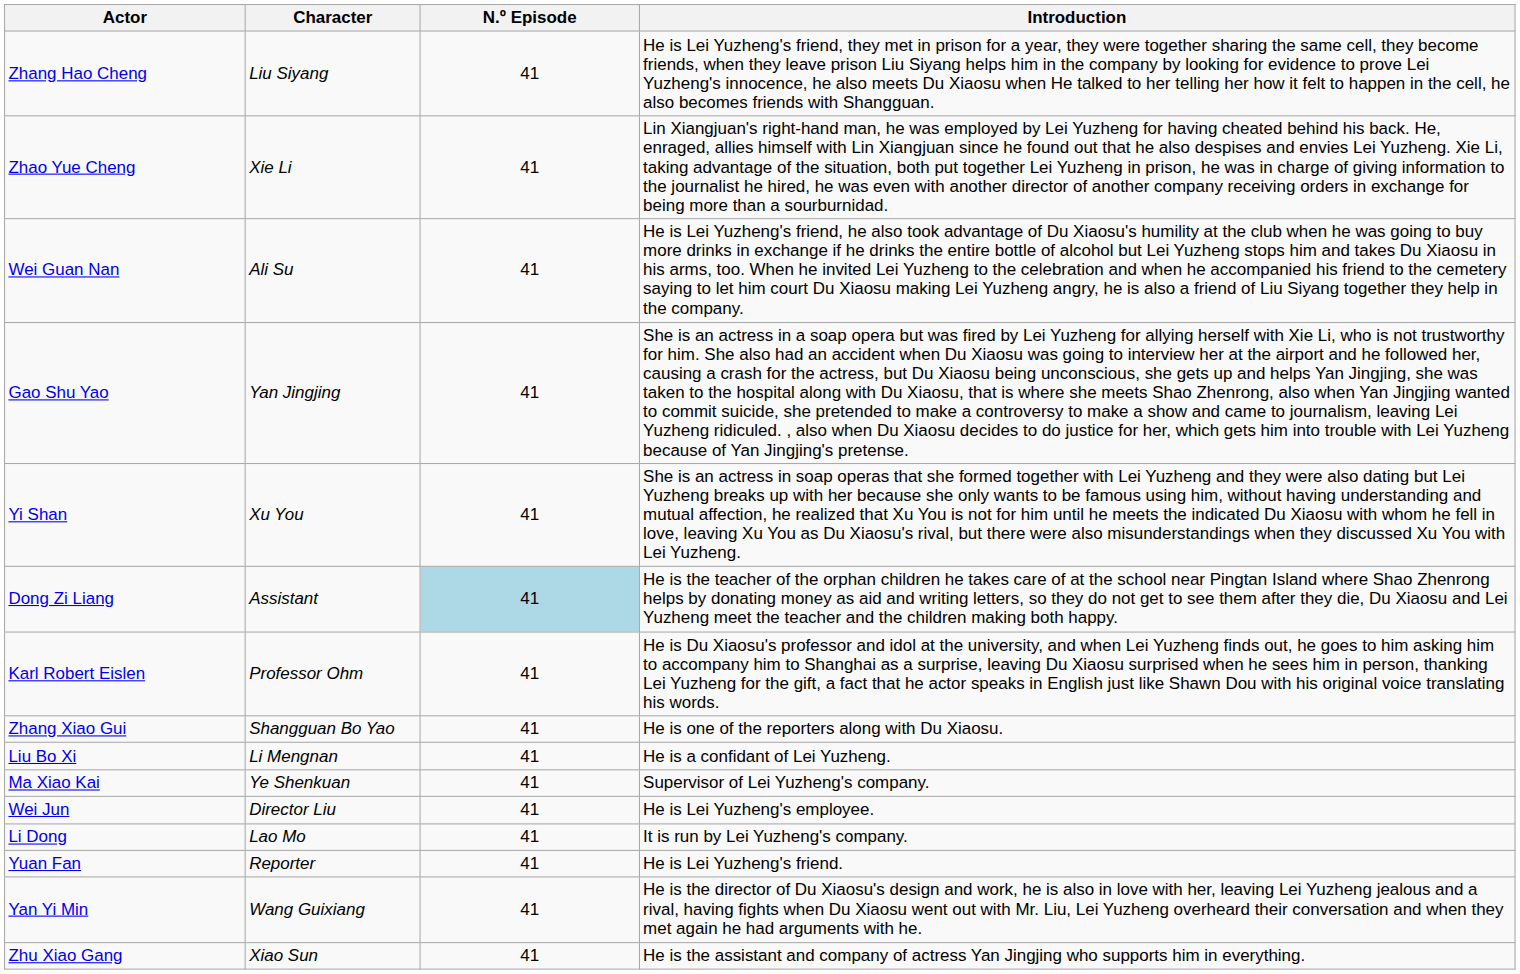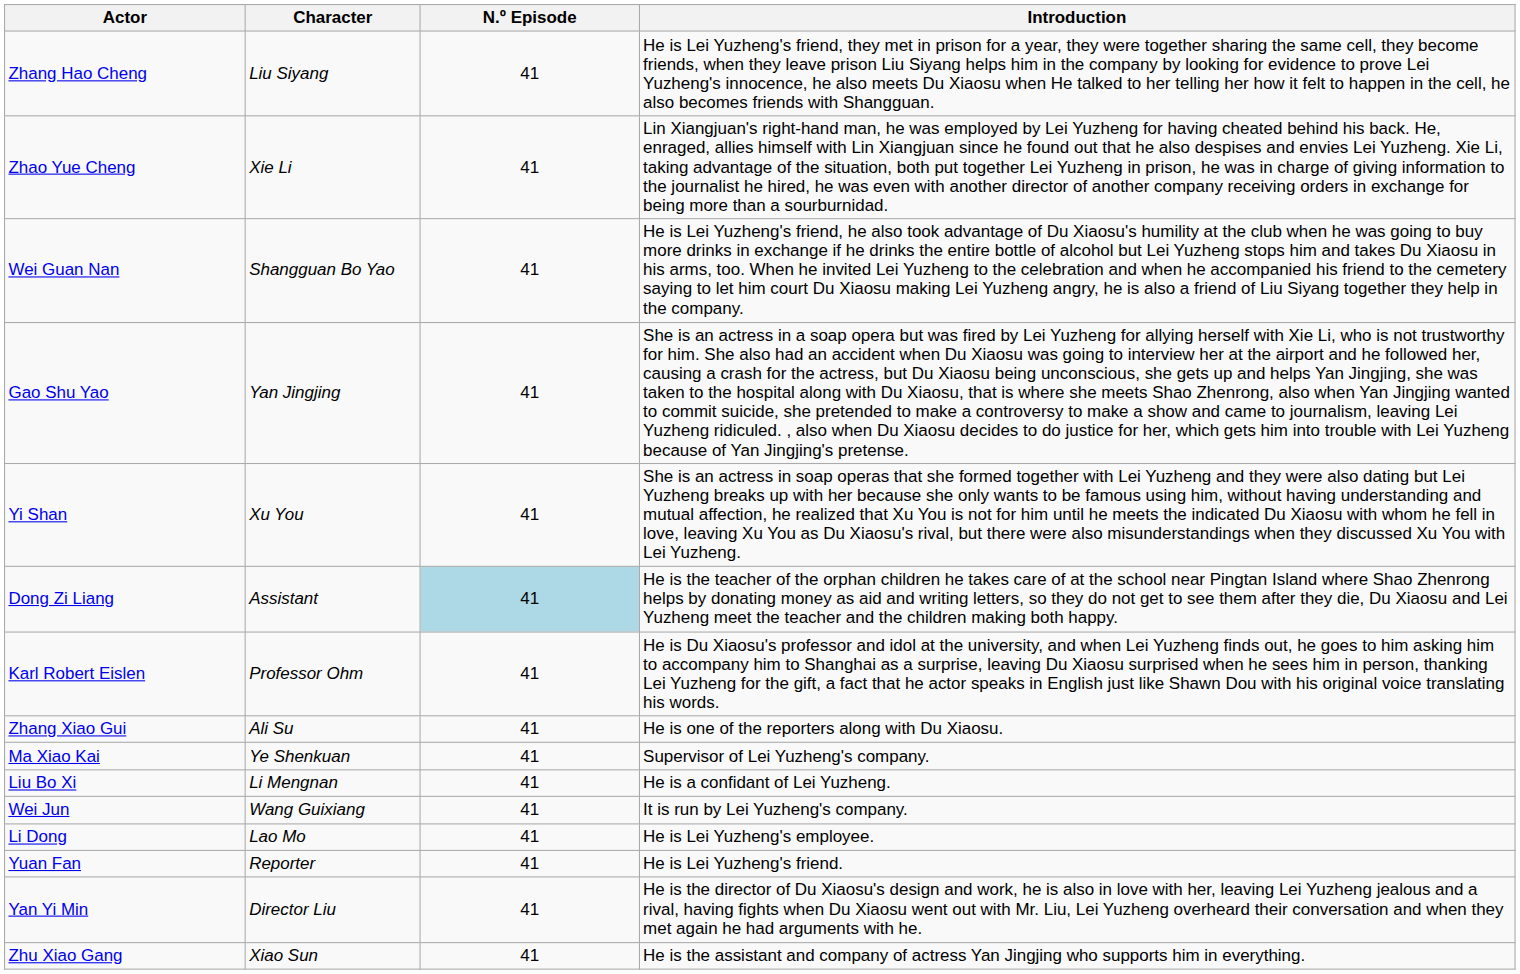(271, 270) Ali Su -> (322, 270) Shangguan Bo Yao
(322, 729) Shangguan Bo Yao -> (271, 729) Ali Su
rows swapped: (54, 783) <-> (42, 756)
(293, 809) Director Liu -> (307, 809) Wang Guixiang
(759, 809) He is Lei Yuzheng's employee. -> (775, 809) It is run by Lei Yuzheng's company.
(775, 836) It is run by Lei Yuzheng's company. -> (759, 836) He is Lei Yuzheng's employee.
(307, 909) Wang Guixiang -> (293, 909) Director Liu
